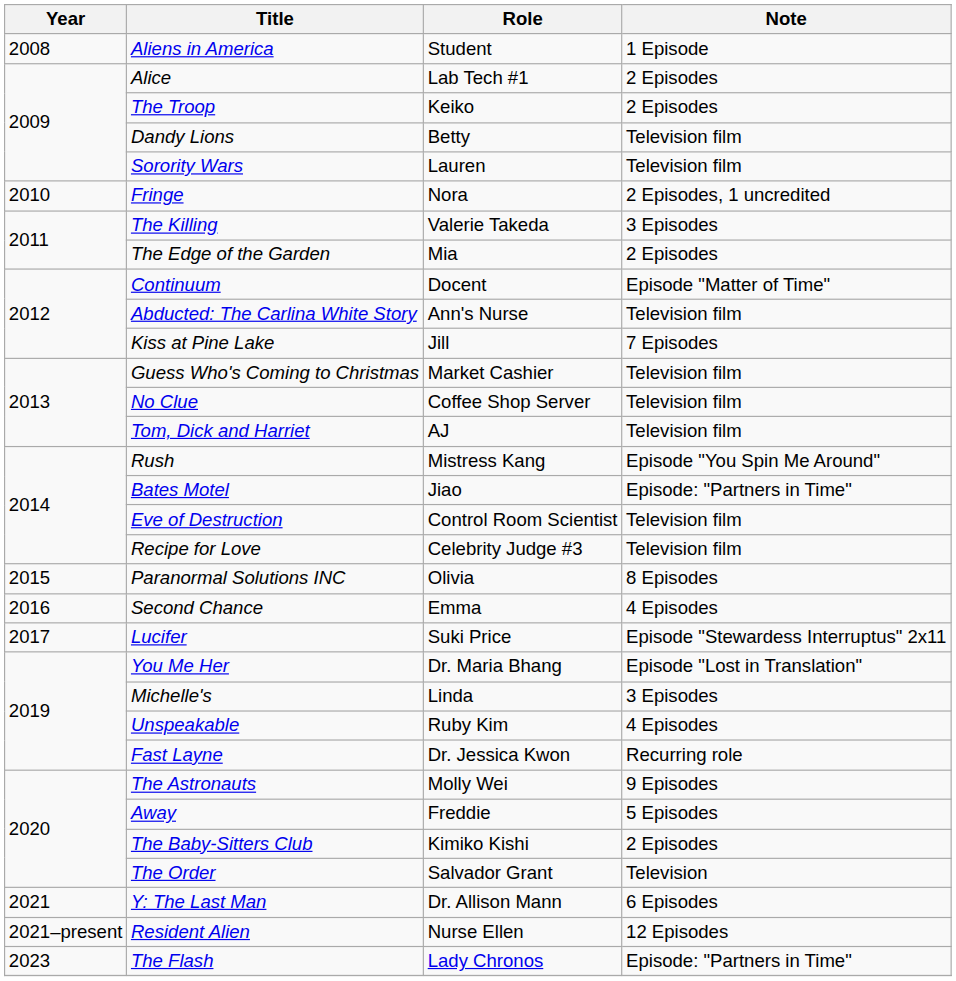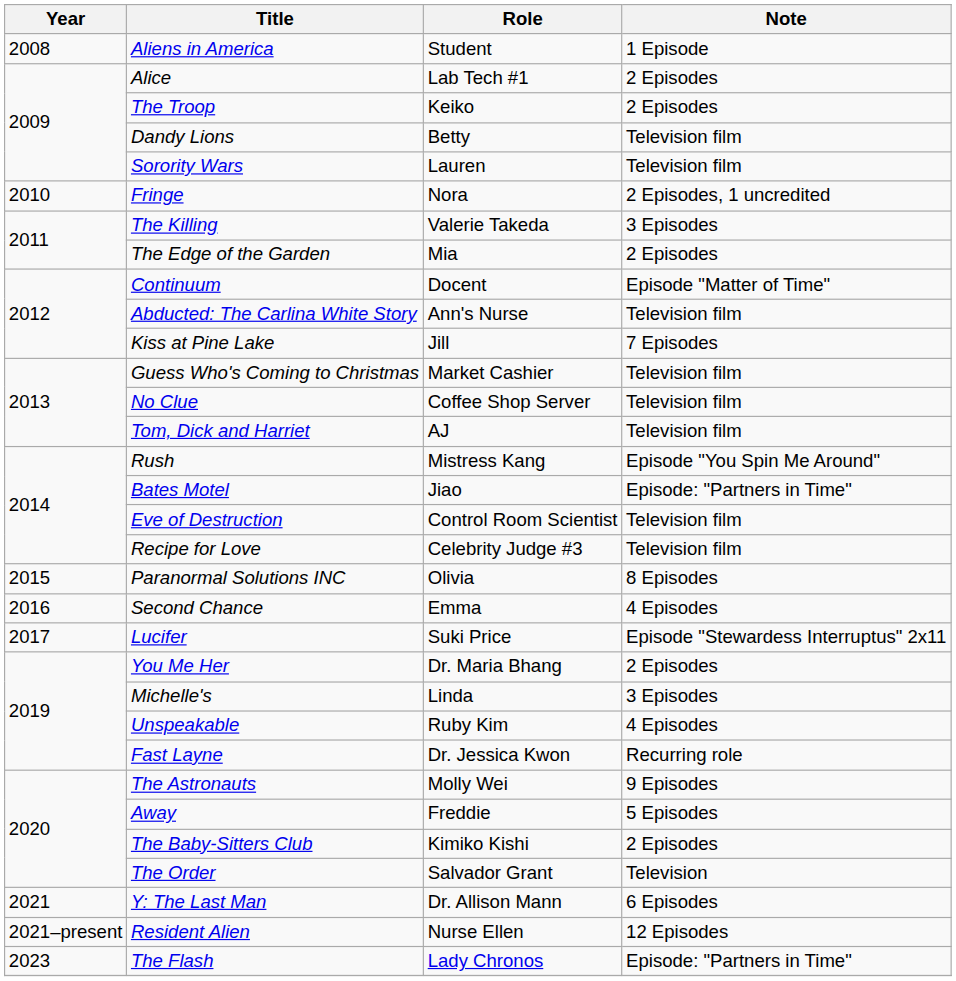(744, 666) Episode "Lost in Translation" -> (672, 666) 2 Episodes
